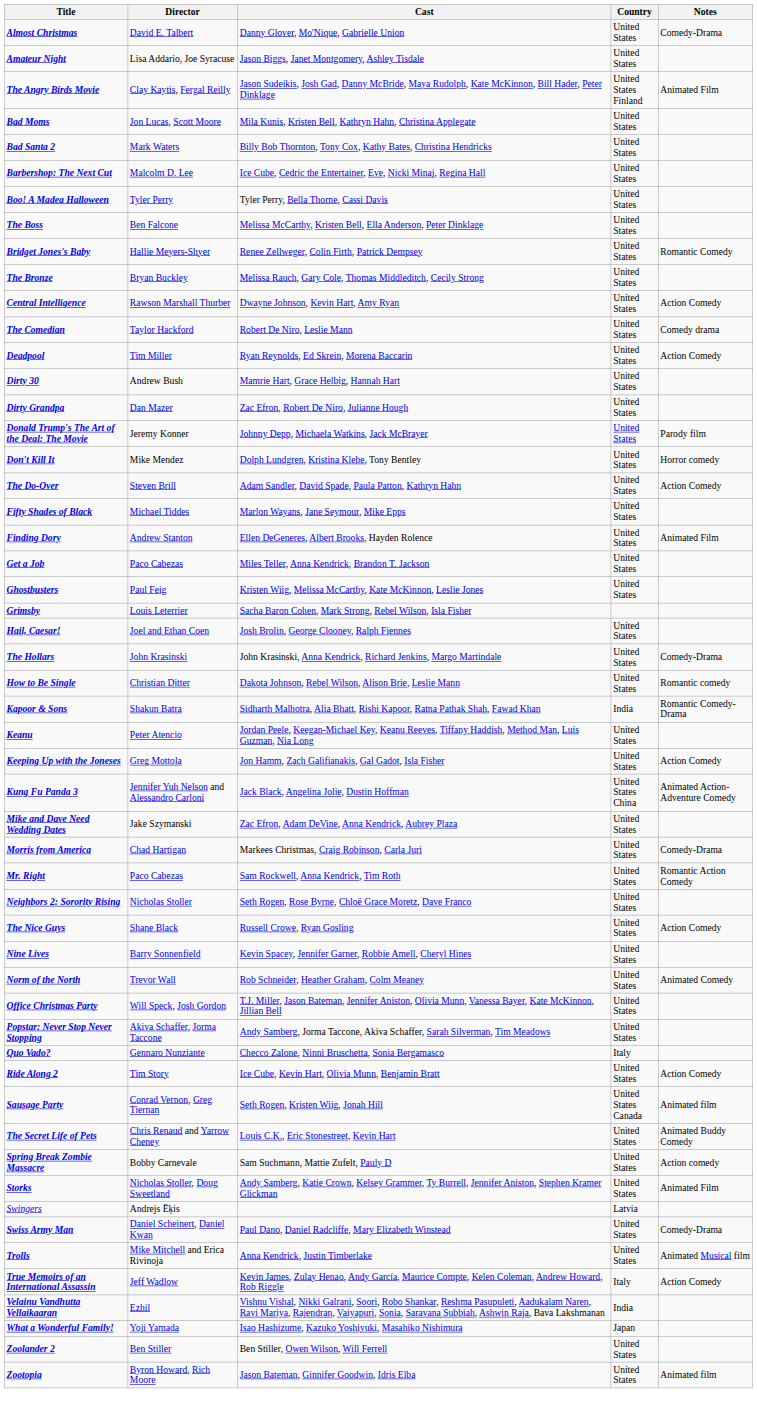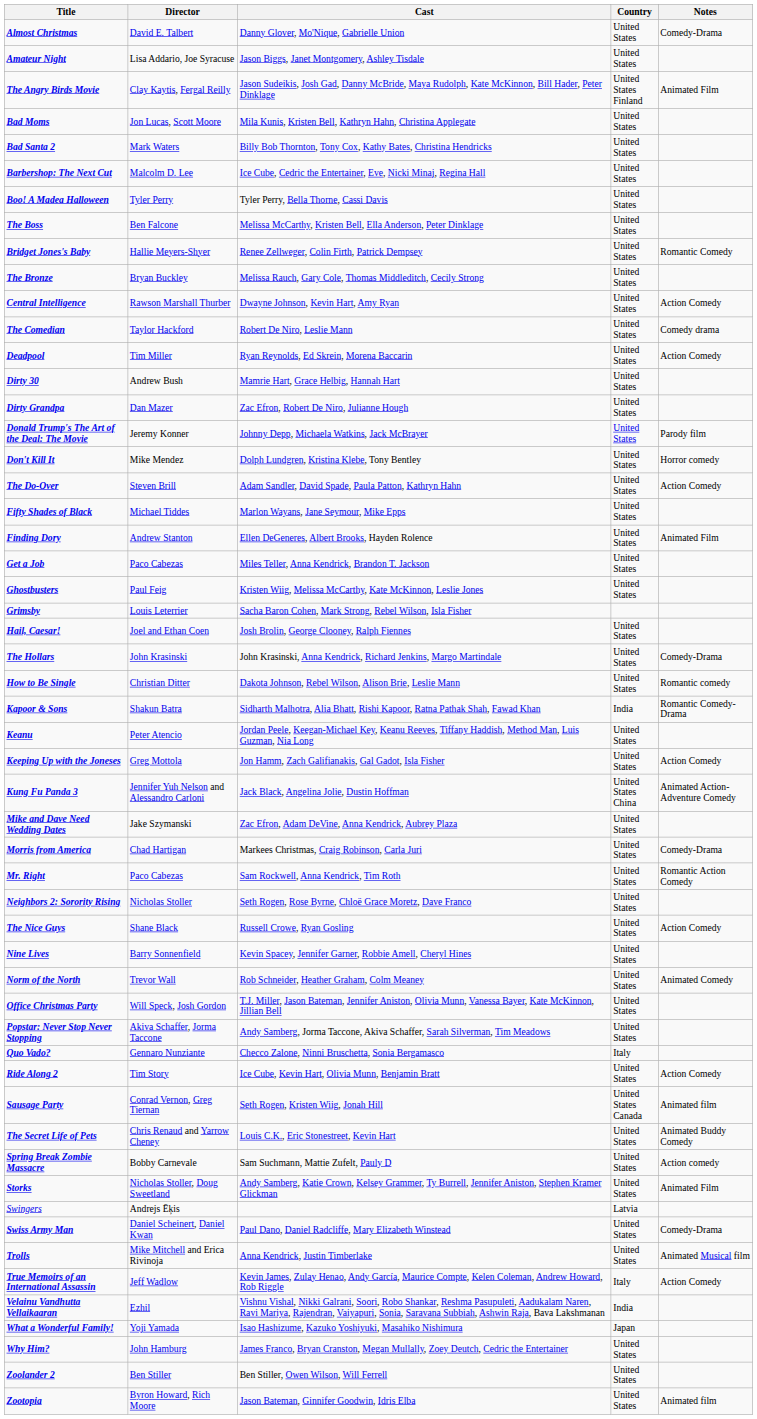+ row: (28, 1349)
